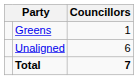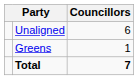rows swapped: (40, 48) <-> (33, 30)
